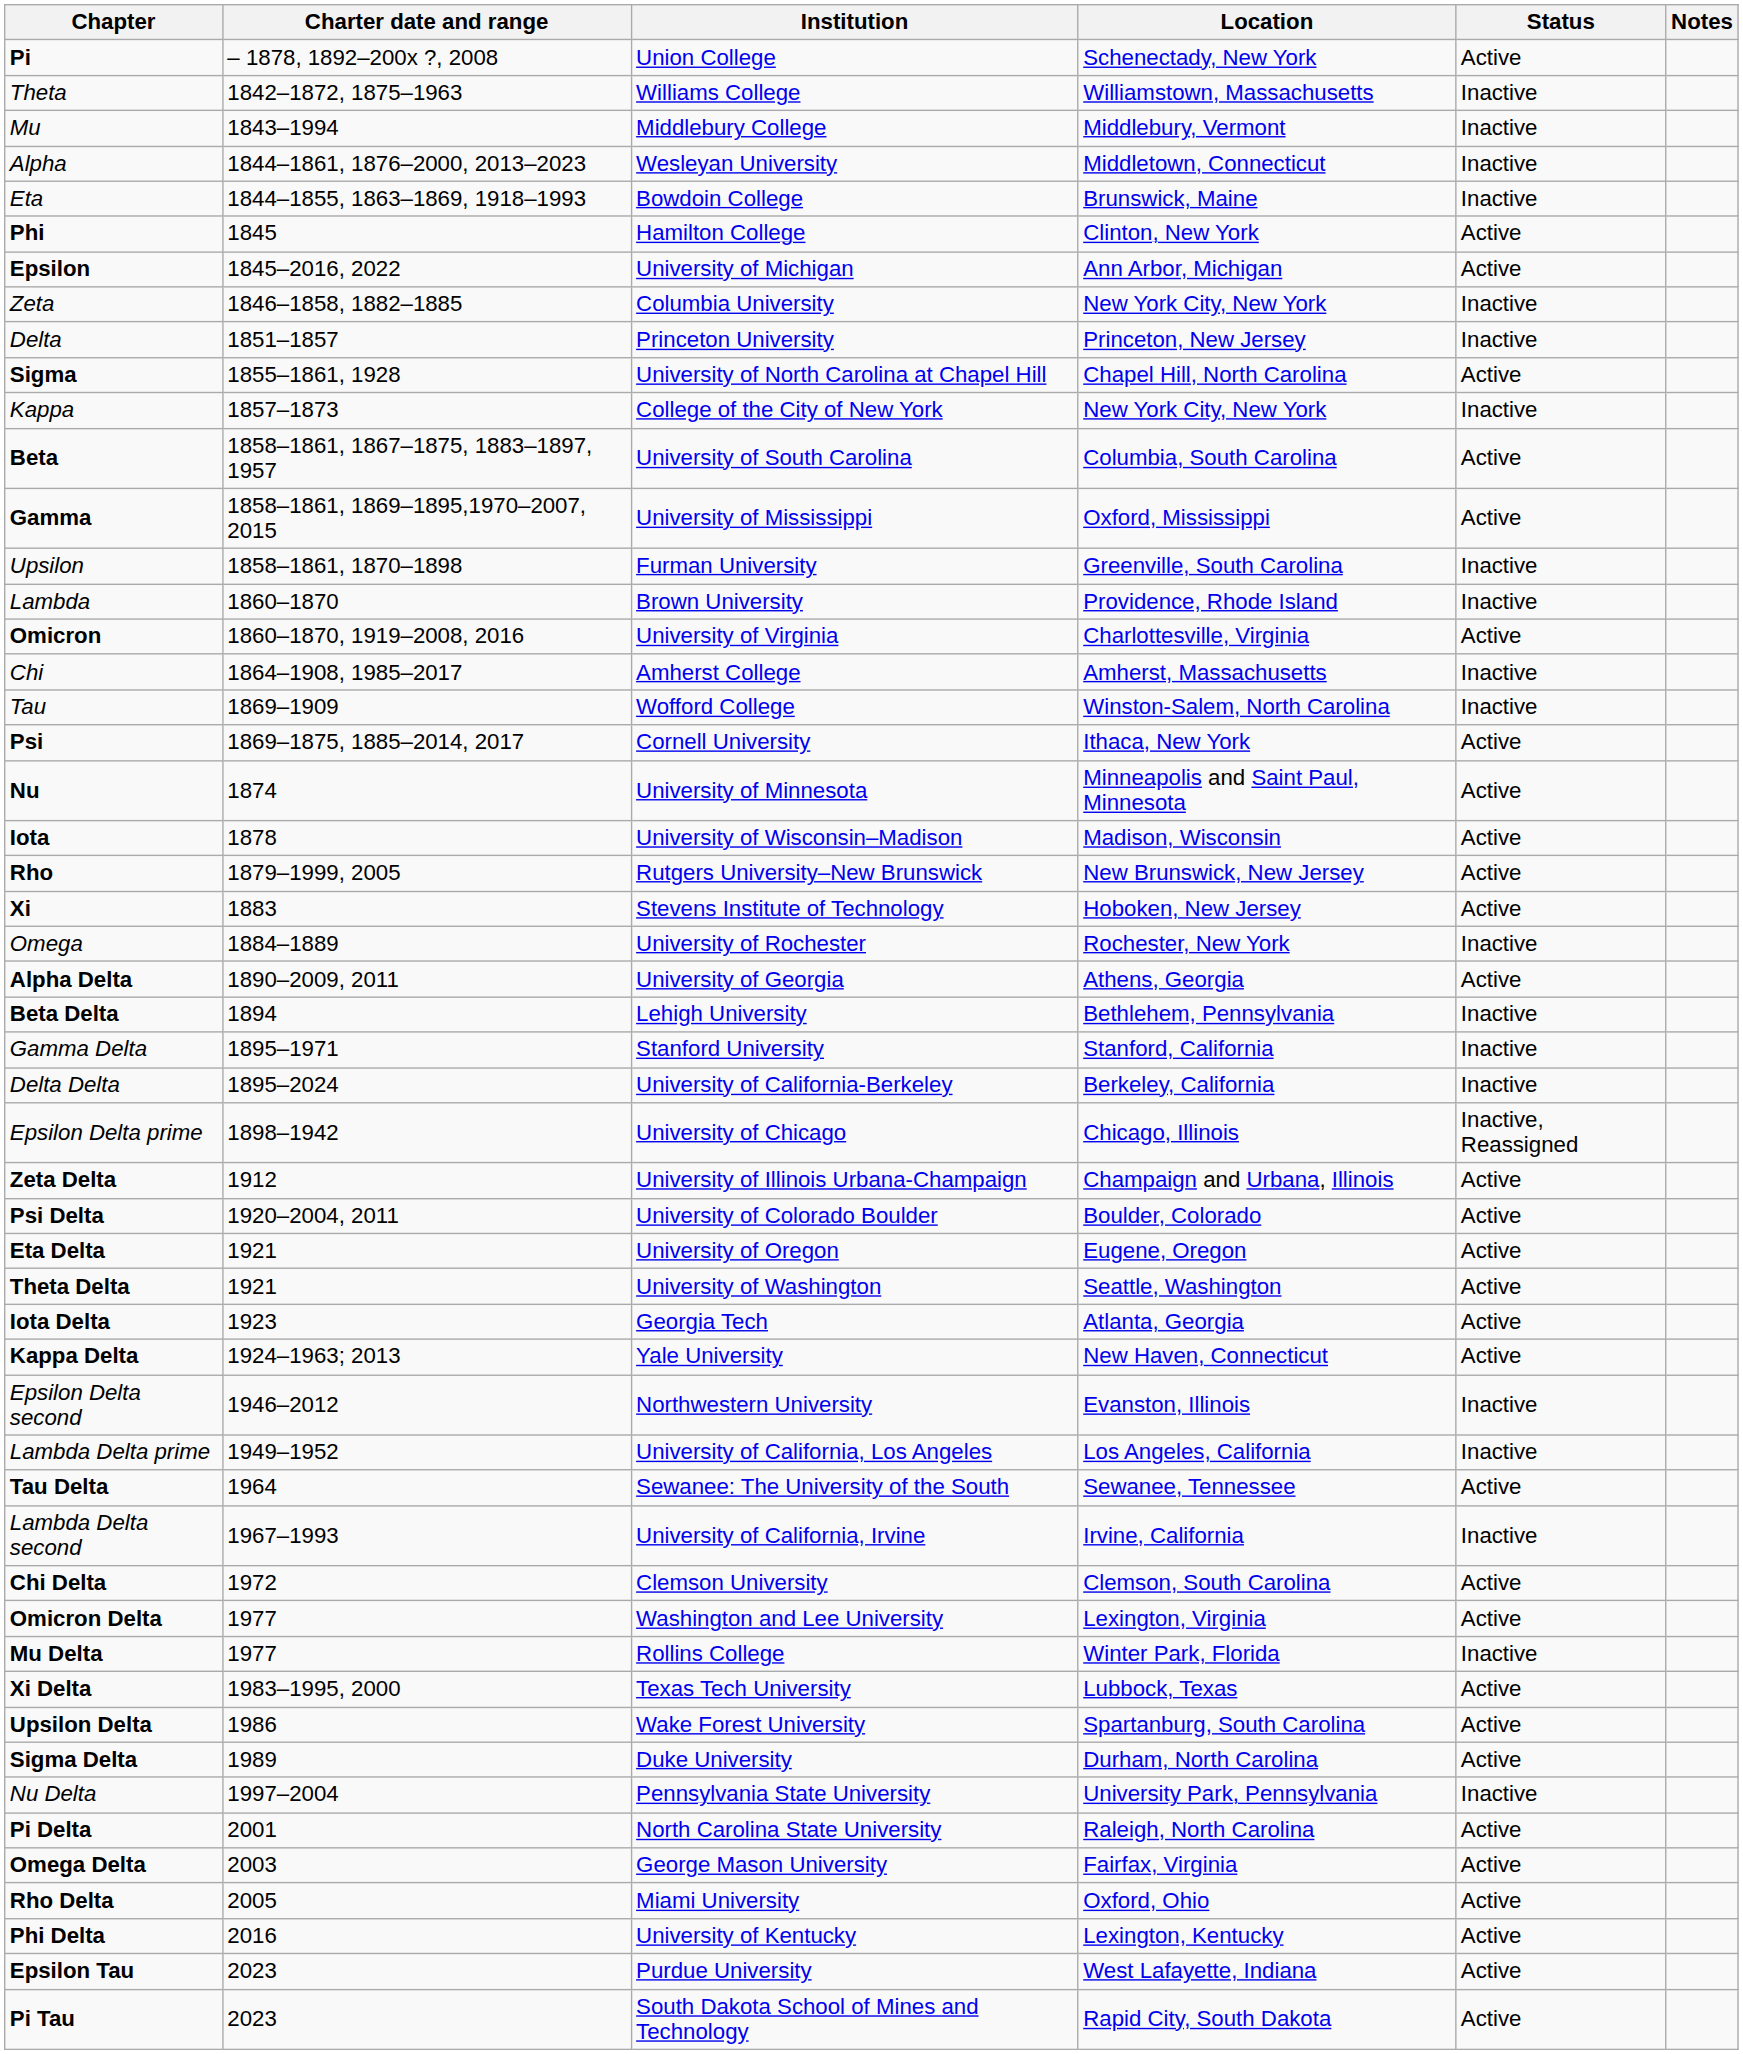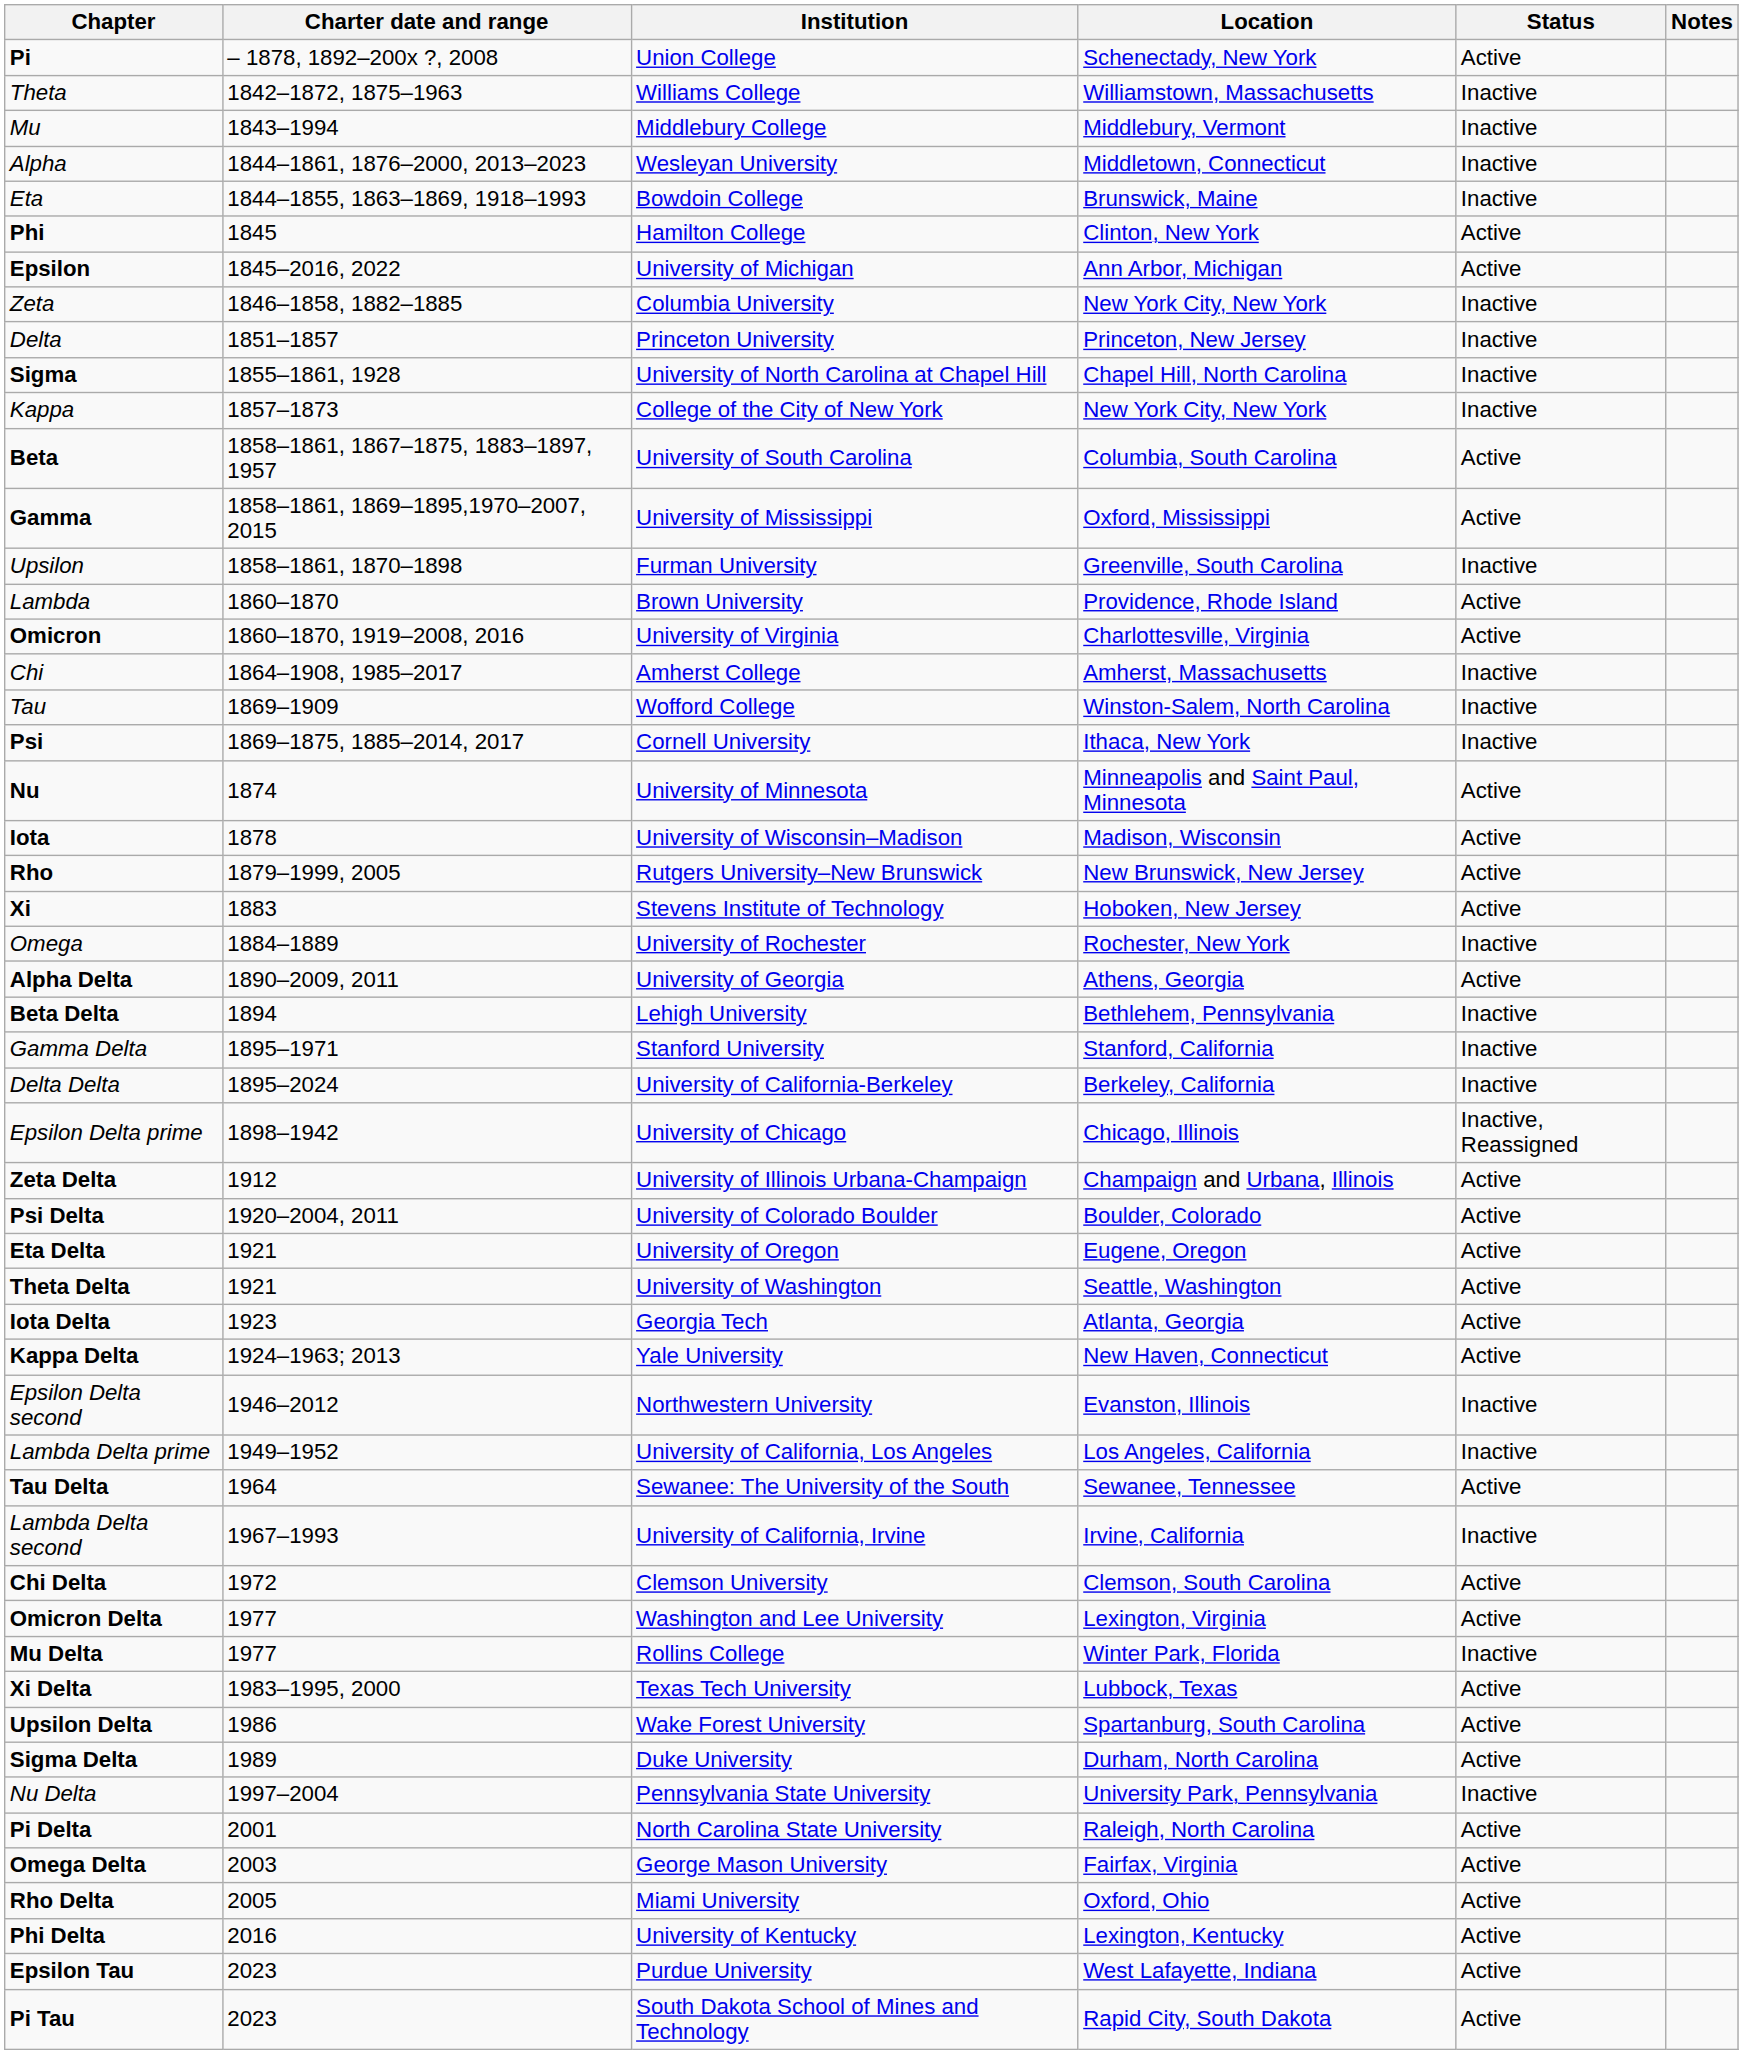(1491, 374) Active -> (1499, 374) Inactive
(1499, 601) Inactive -> (1491, 601) Active
(1491, 742) Active -> (1499, 742) Inactive
